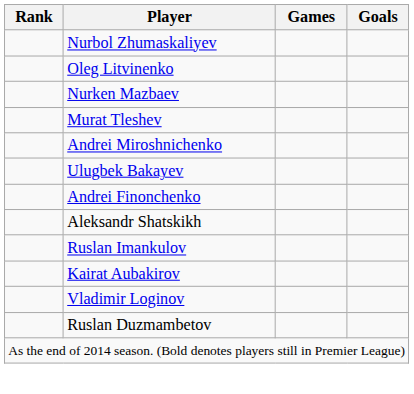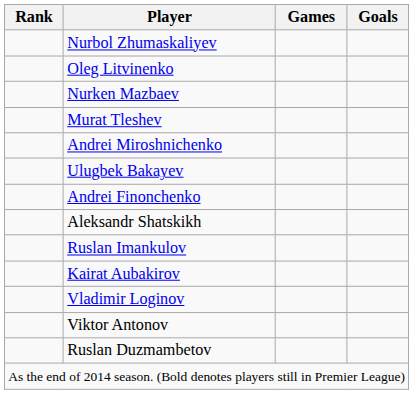+ row: (118, 324)
